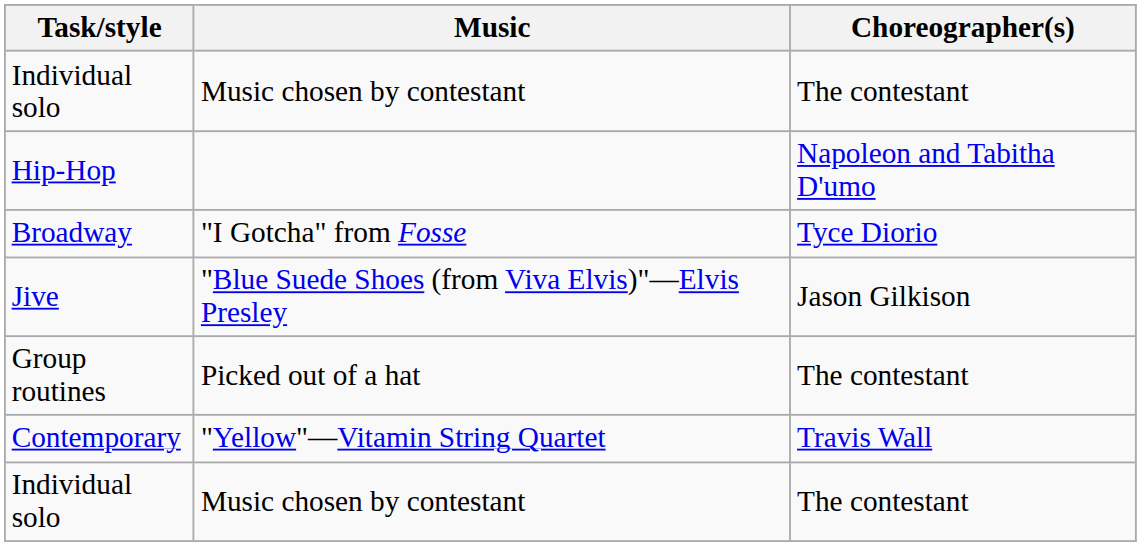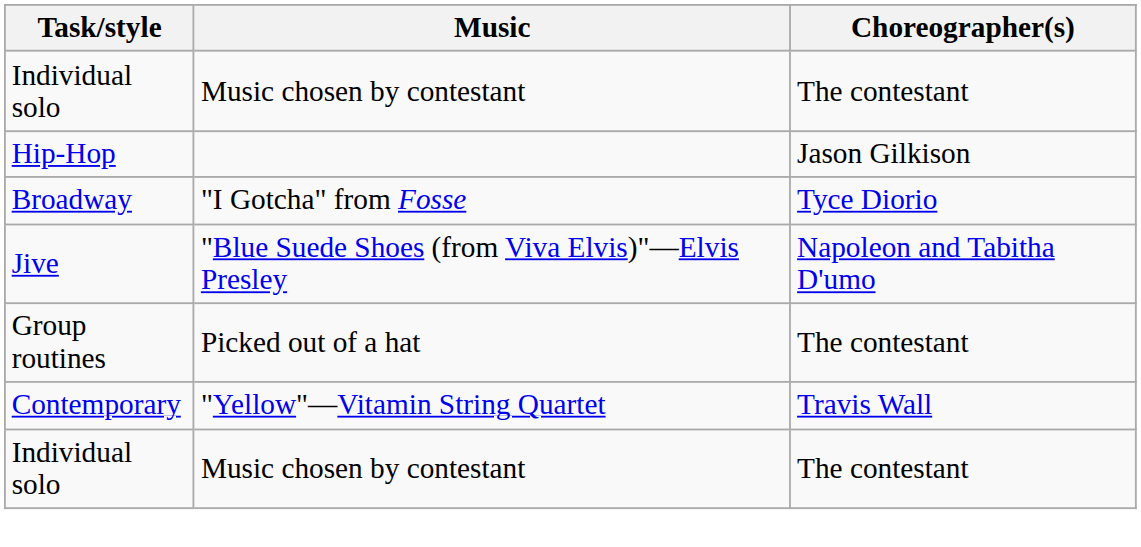(926, 170) Napoleon and Tabitha D'umo -> (884, 153) Jason Gilkison
(884, 295) Jason Gilkison -> (926, 262) Napoleon and Tabitha D'umo
